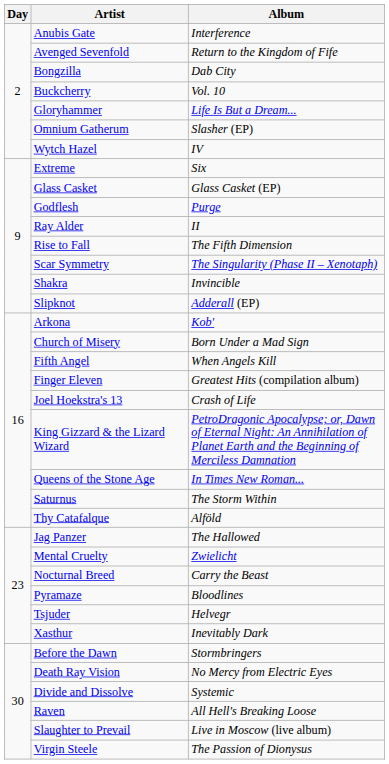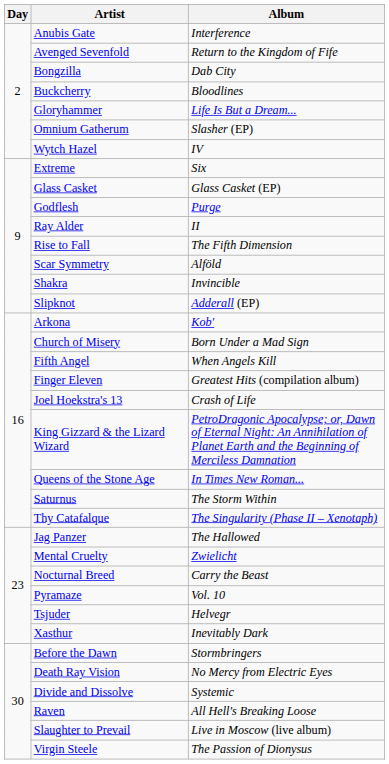(208, 91) Vol. 10 -> (217, 91) Bloodlines
(284, 264) The Singularity (Phase II – Xenotaph) -> (206, 264) Alföld
(206, 518) Alföld -> (284, 518) The Singularity (Phase II – Xenotaph)
(217, 595) Bloodlines -> (208, 595) Vol. 10
